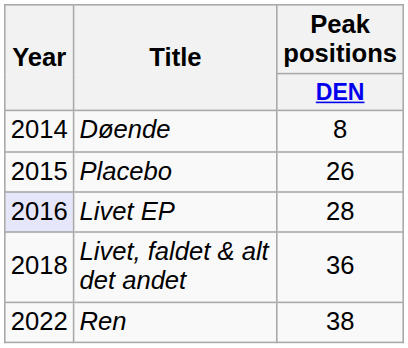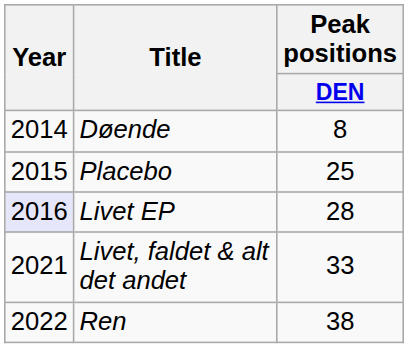(340, 171) 26 -> (340, 171) 25
(39, 266) 2018 -> (39, 266) 2021
(340, 266) 36 -> (340, 266) 33
